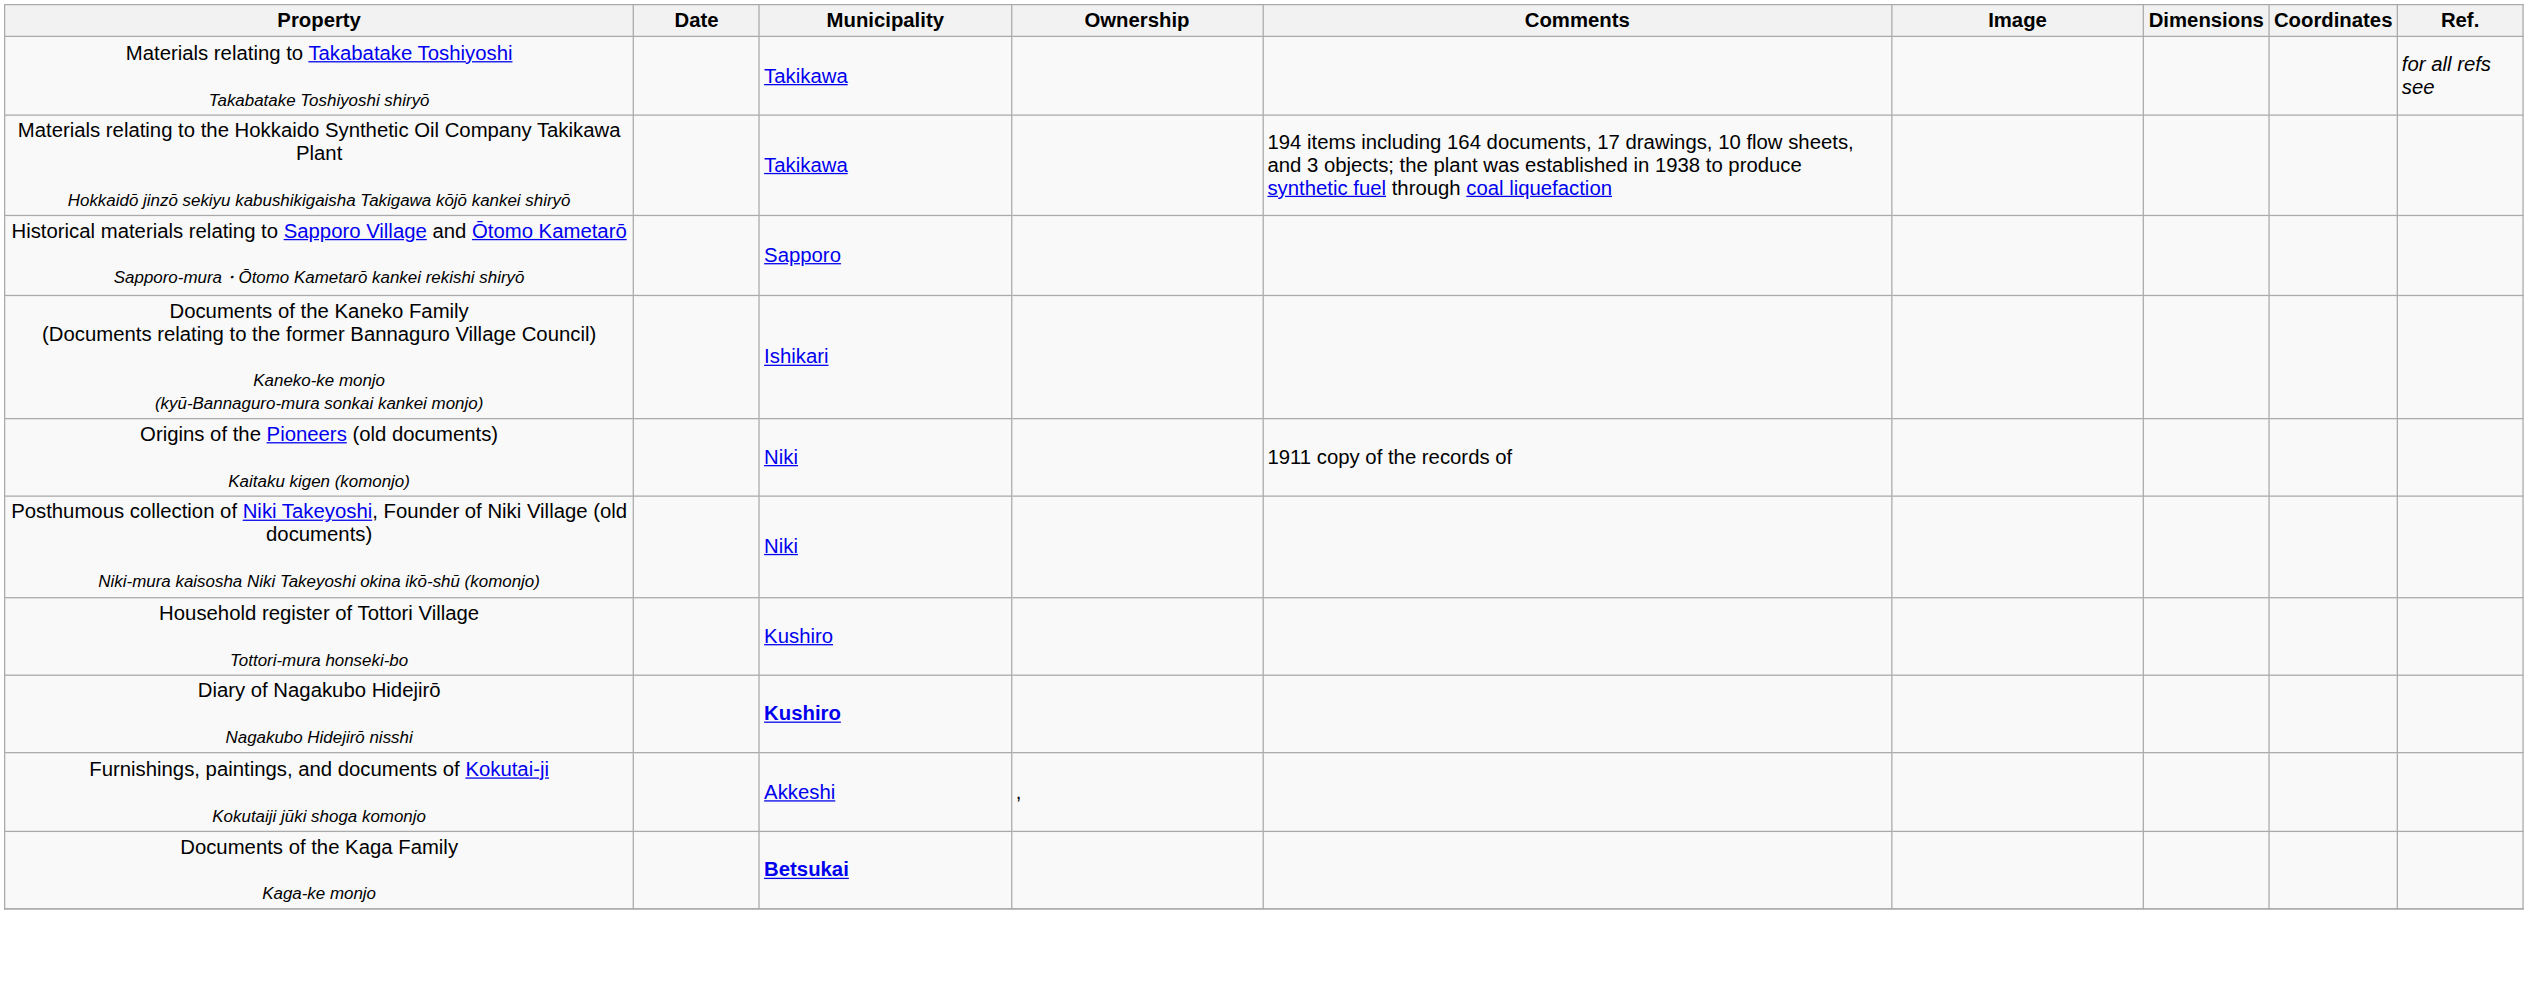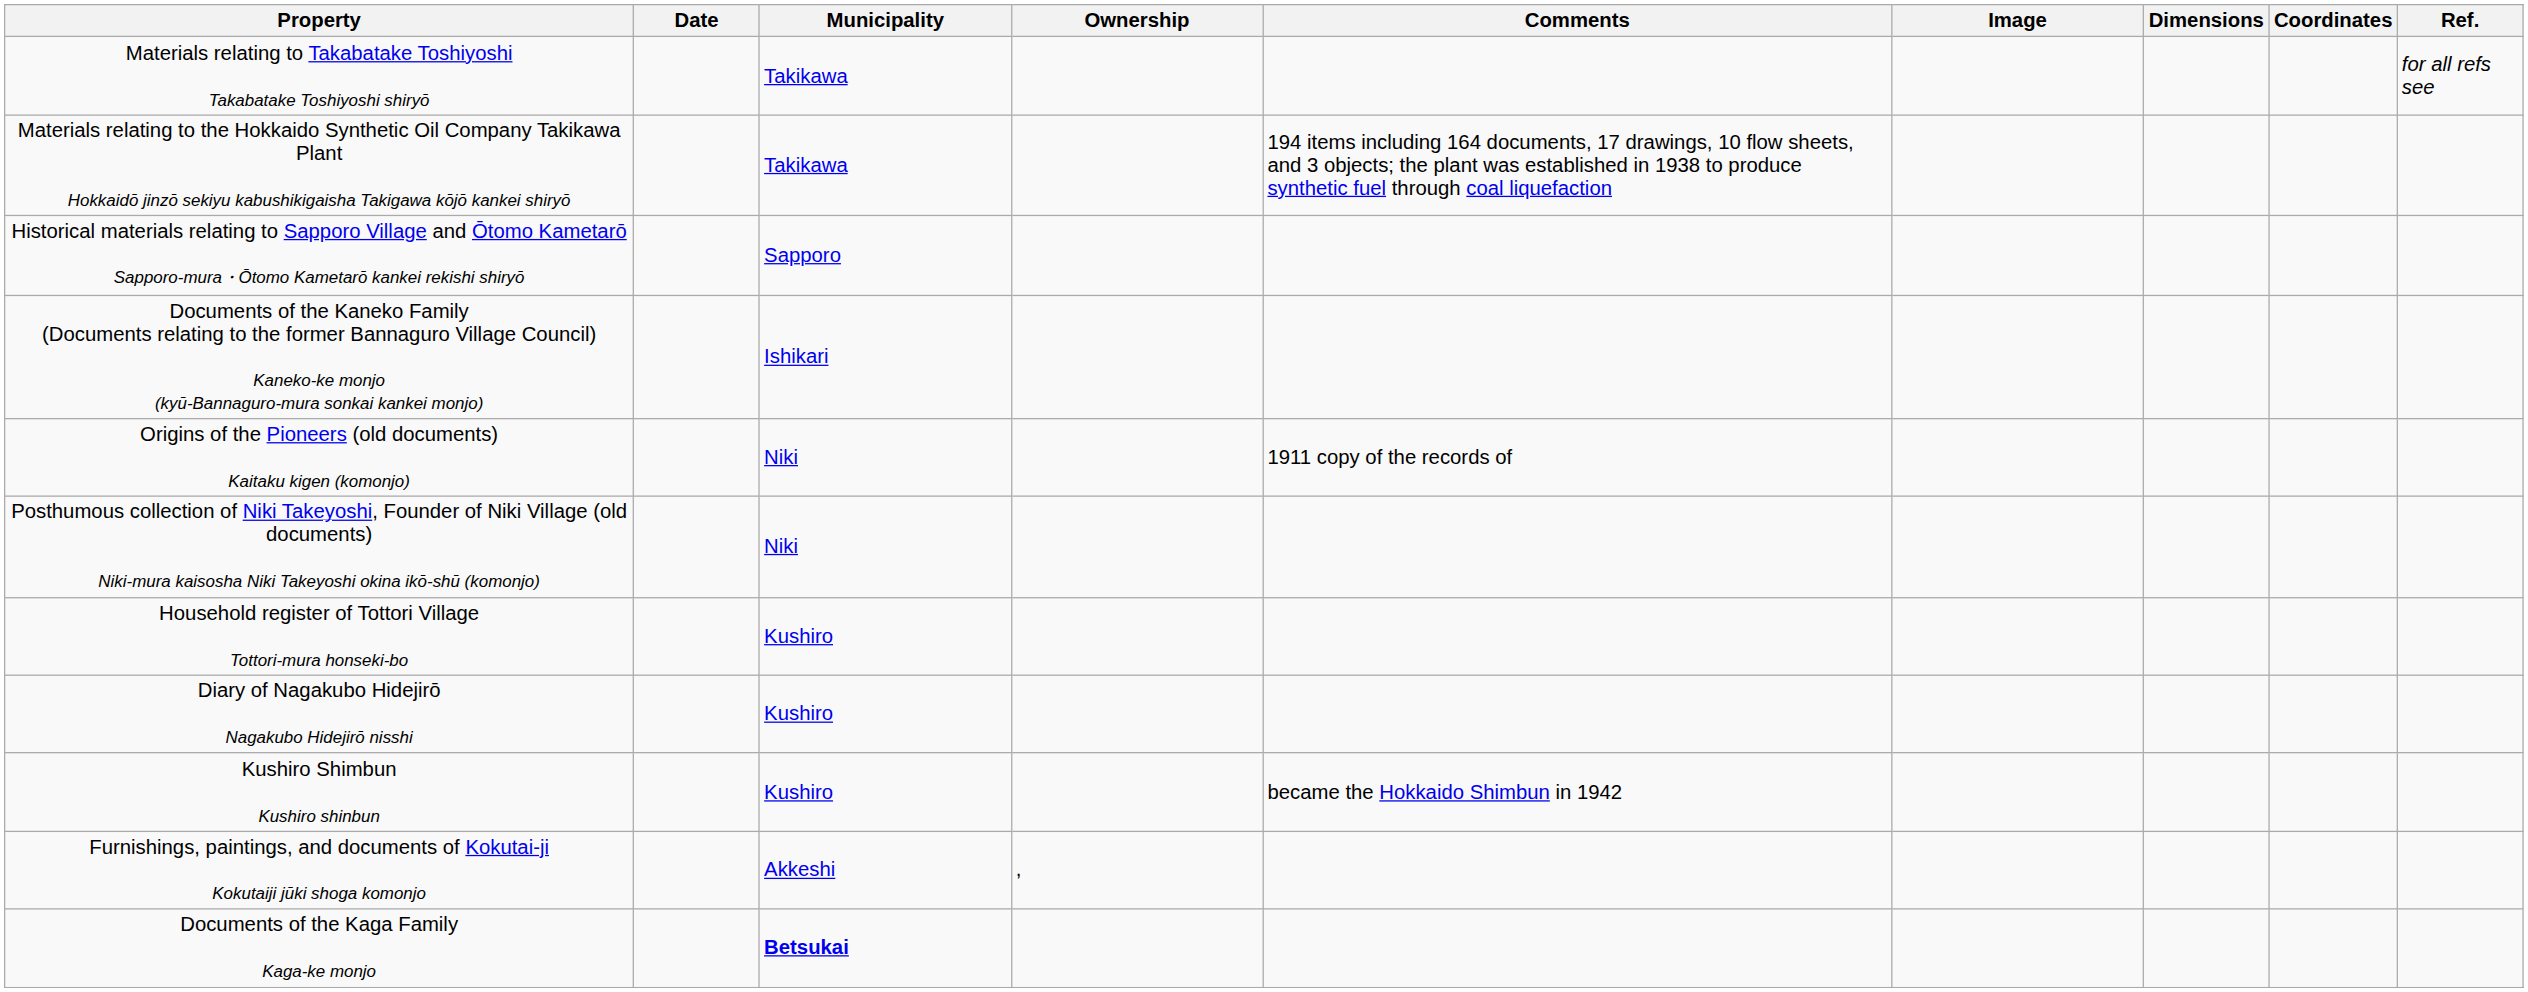(803, 714) bold -> (799, 714) normal
+ row: (319, 791)
